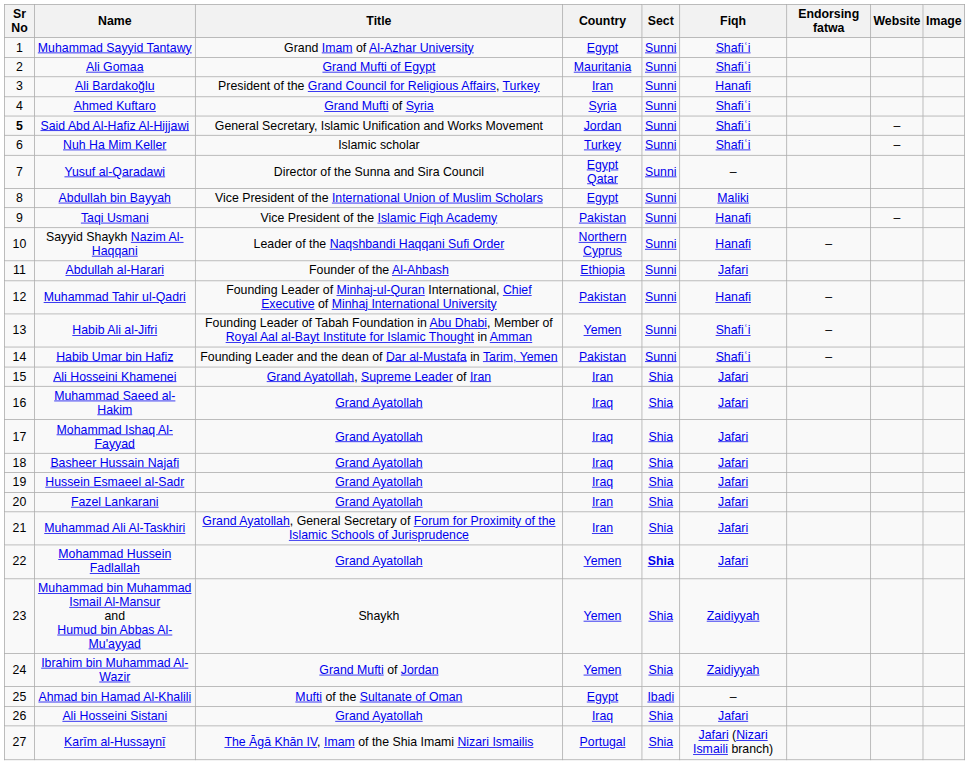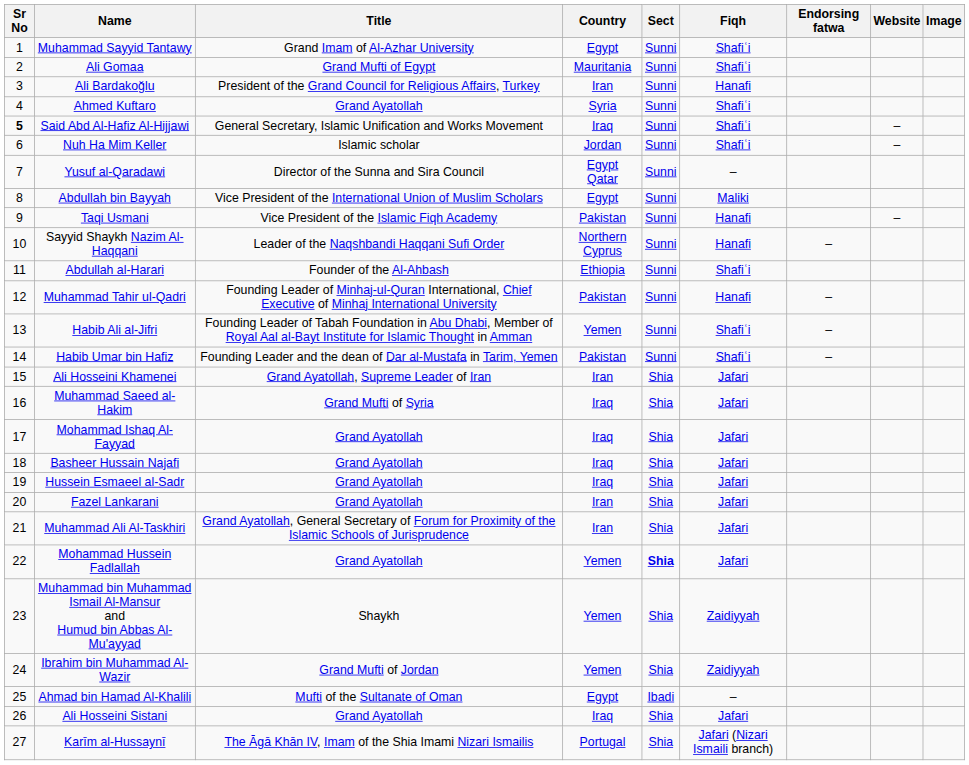(379, 106) Grand Mufti of Syria -> (379, 106) Grand Ayatollah
(603, 125) Jordan -> (603, 125) Iraq
(603, 145) Turkey -> (603, 145) Jordan
(733, 270) Jafari -> (733, 270) Shafiʿi
(379, 403) Grand Ayatollah -> (379, 403) Grand Mufti of Syria
